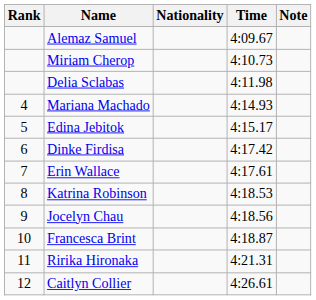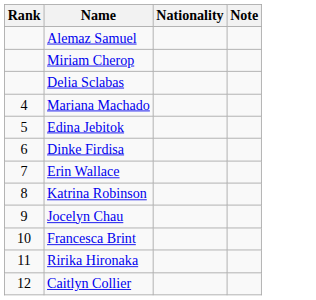- column: (251, 15)
